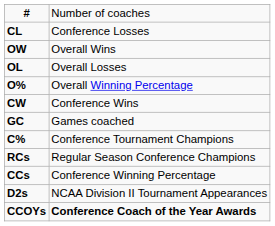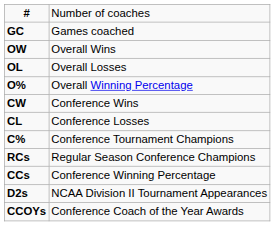rows swapped: (15, 121) <-> (15, 31)
(154, 211) bold -> (148, 211) normal
